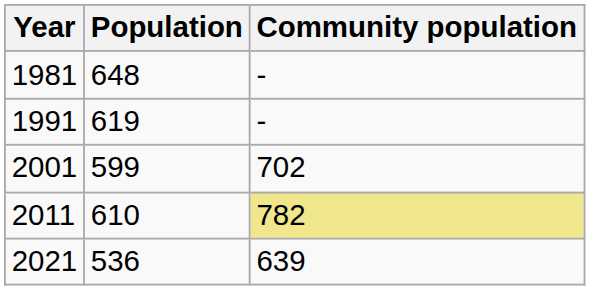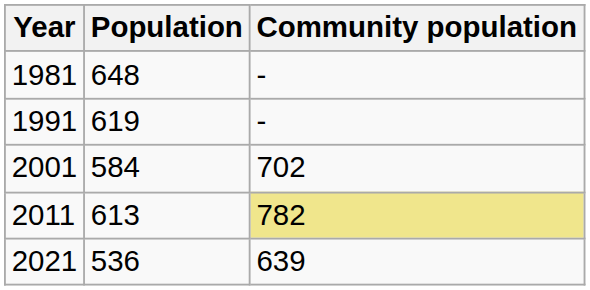(115, 167) 599 -> (115, 167) 584
(115, 214) 610 -> (115, 214) 613
